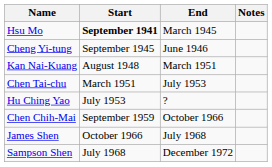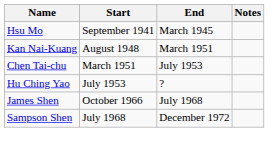(120, 30) bold -> (118, 30) normal
- row: (39, 48)
- row: (41, 118)
